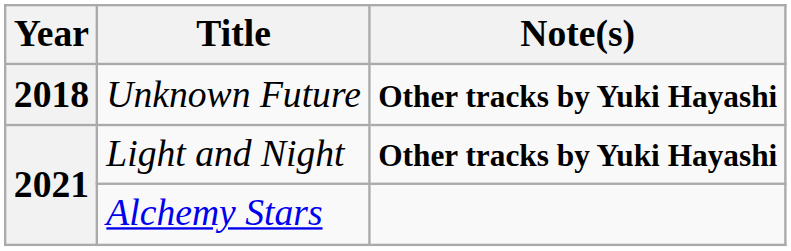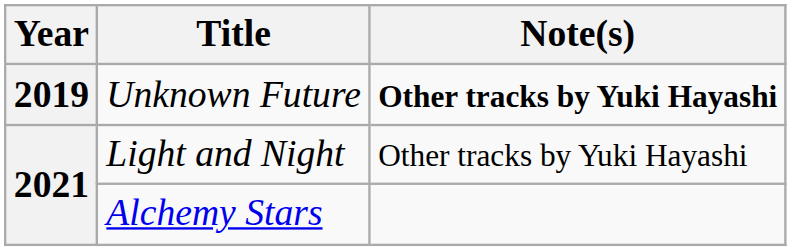(51, 93) 2018 -> (51, 93) 2019
(578, 153) bold -> (563, 155) normal
